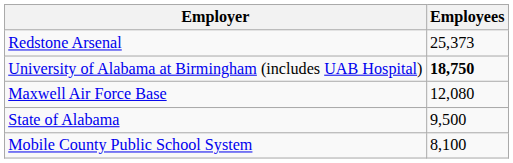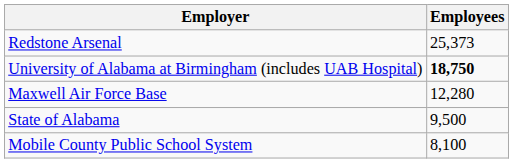(452, 94) 12,080 -> (452, 94) 12,280
